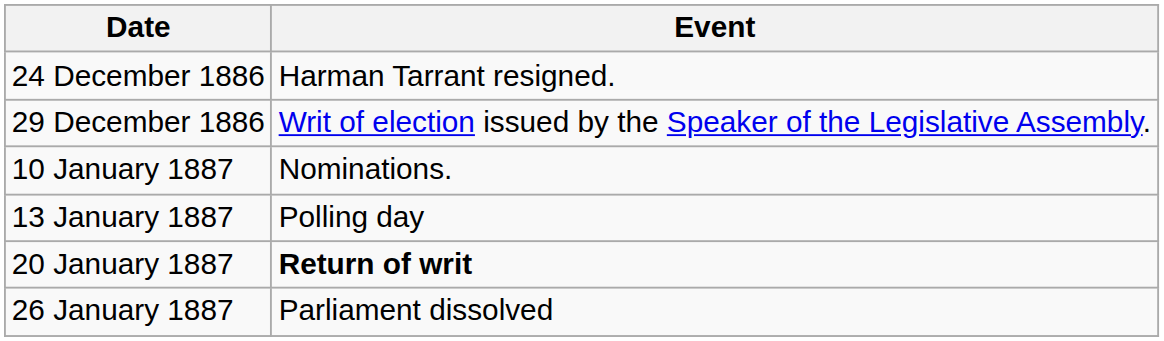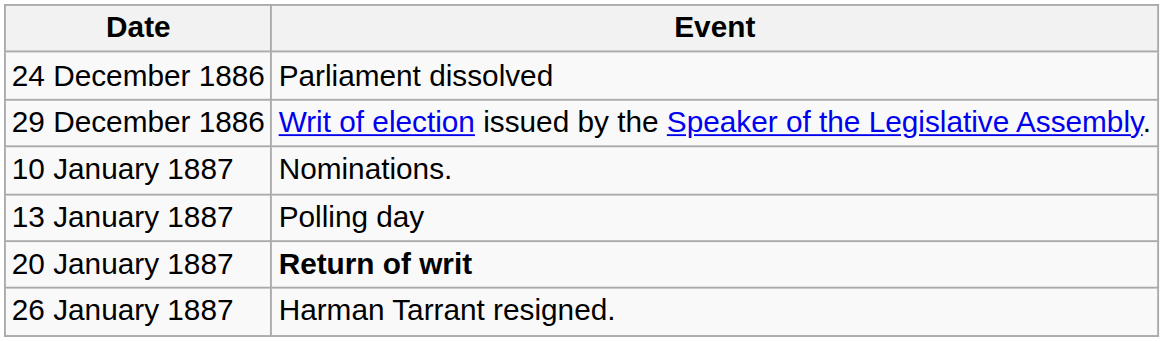(447, 75) Harman Tarrant resigned. -> (416, 75) Parliament dissolved
(416, 311) Parliament dissolved -> (447, 311) Harman Tarrant resigned.
